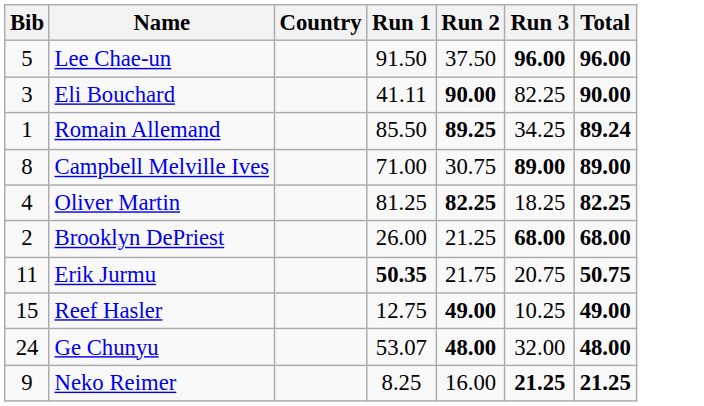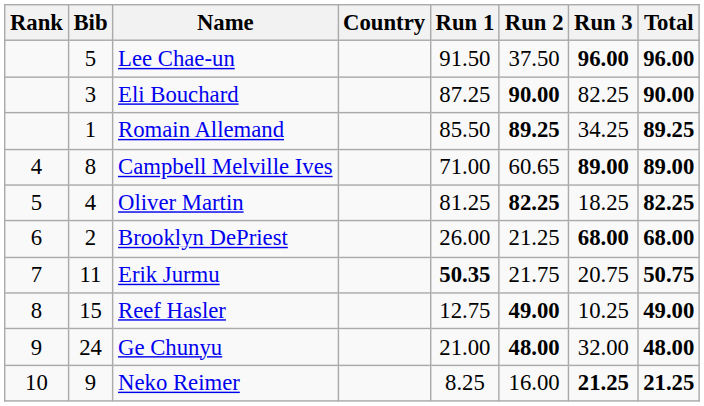+ column: (36, 22)
(401, 94) 41.11 -> (465, 94) 87.25
(605, 130) 89.24 -> (669, 130) 89.25
(471, 166) 30.75 -> (534, 166) 60.65
(401, 346) 53.07 -> (465, 346) 21.00
